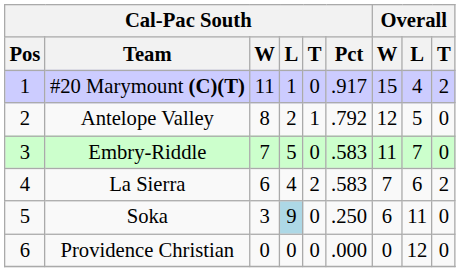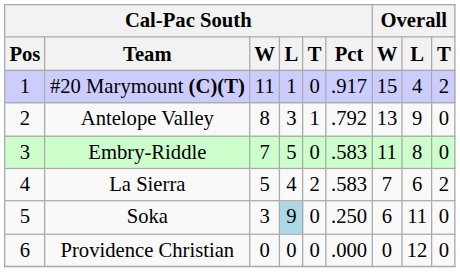(291, 119) 2 -> (291, 119) 3
(387, 119) 12 -> (387, 119) 13
(417, 119) 5 -> (417, 119) 9
(417, 151) 7 -> (417, 151) 8
(265, 184) 6 -> (265, 184) 5
